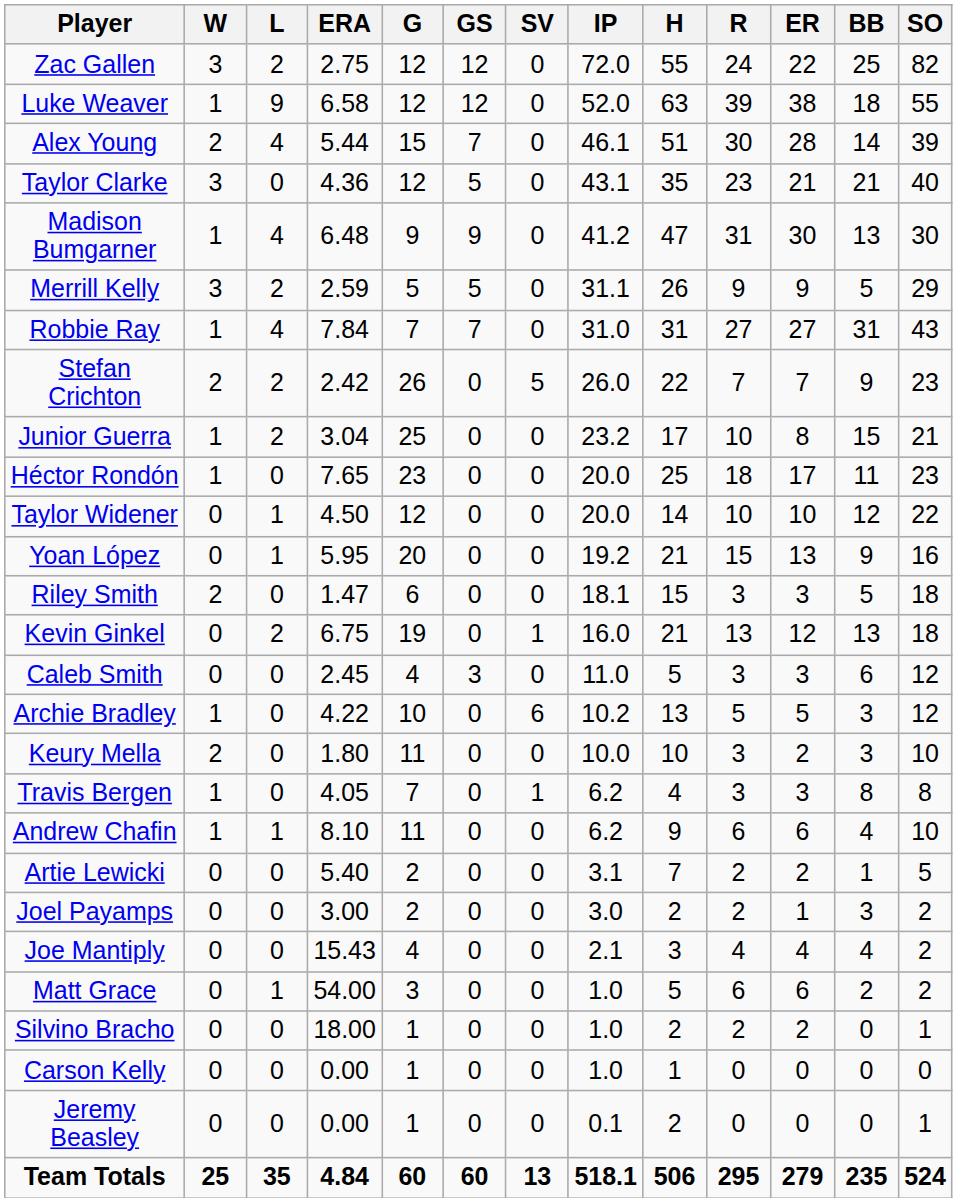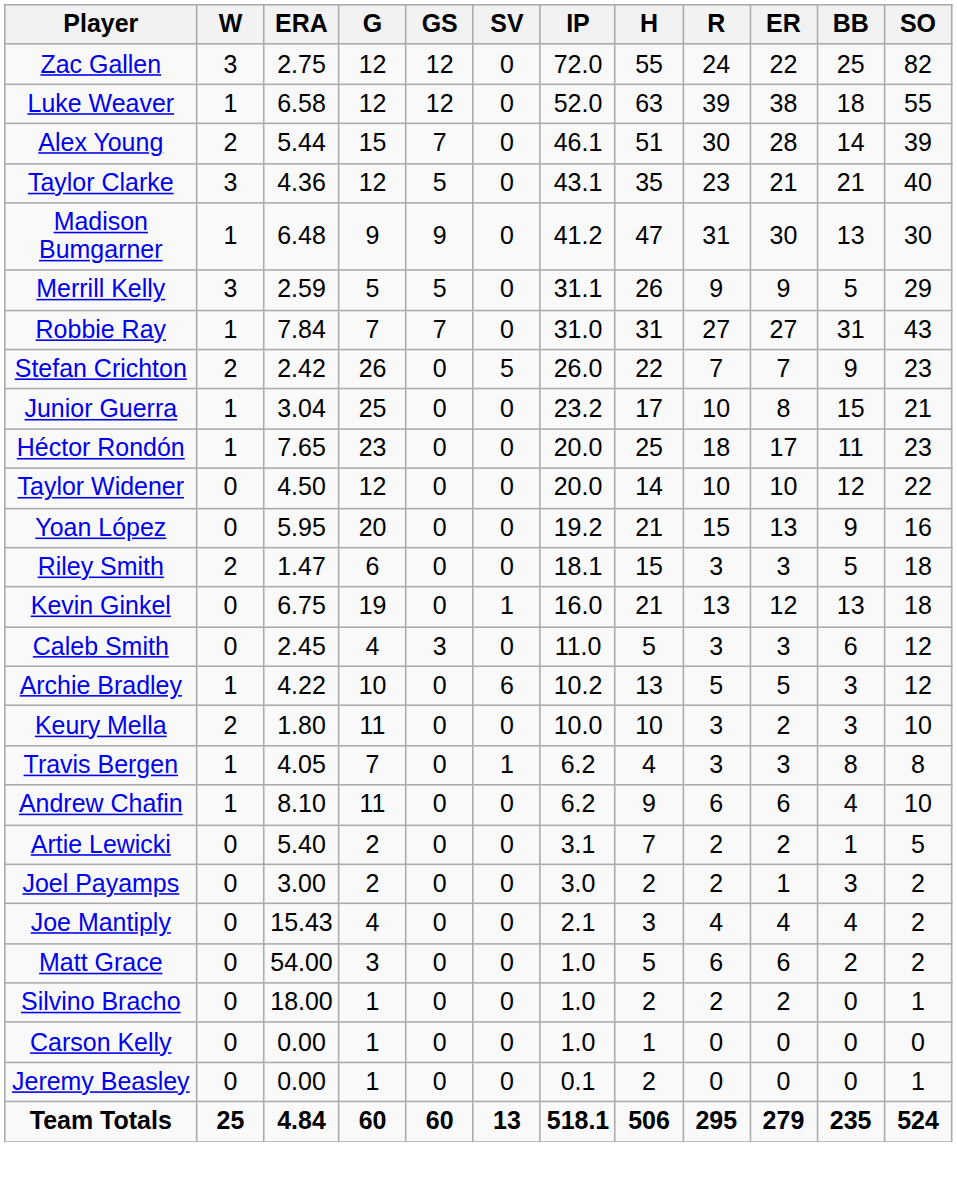- column: (277, 24)
